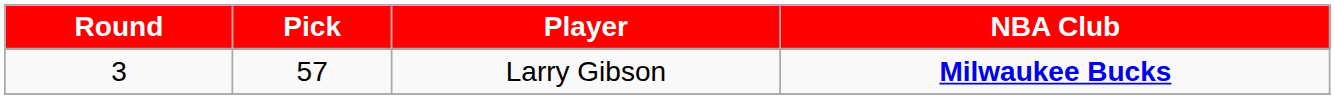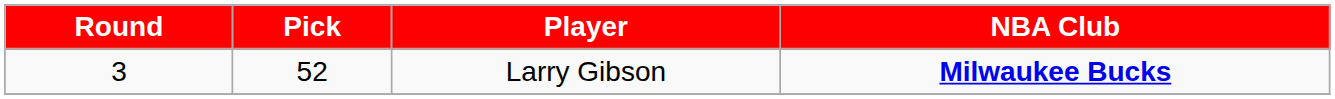(312, 71) 57 -> (312, 71) 52
